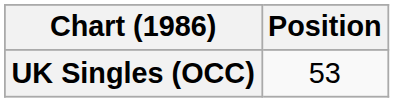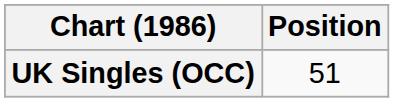(325, 73) 53 -> (325, 73) 51
